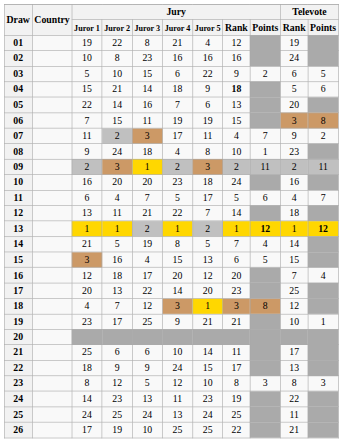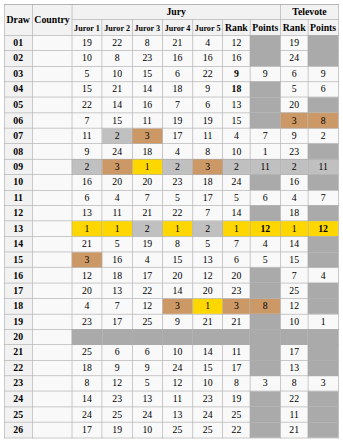(236, 74) normal -> (236, 74) bold
(265, 74) 2 -> (265, 74) 9
(323, 74) 5 -> (323, 74) 9
